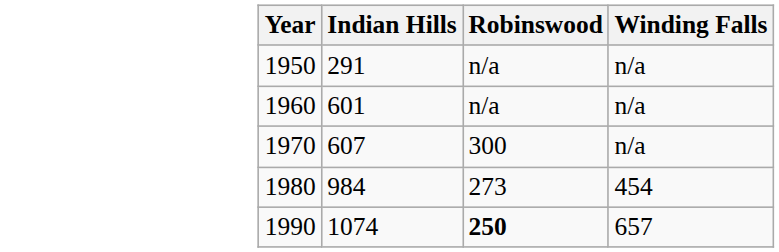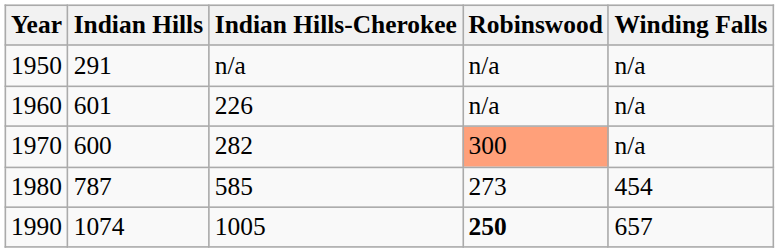+ column: (336, 25)
(346, 146) 607 -> (93, 146) 600
(488, 146) no background -> (488, 146) lightsalmon background
(346, 186) 984 -> (93, 186) 787
